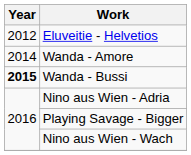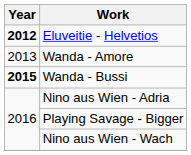(22, 35) normal -> (22, 35) bold
(22, 56) 2014 -> (22, 56) 2013
